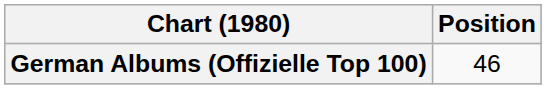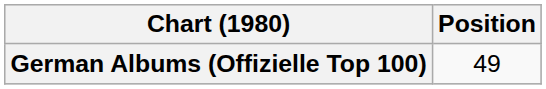(487, 63) 46 -> (487, 63) 49
